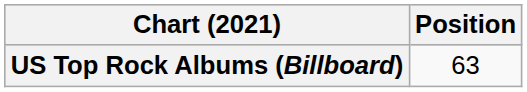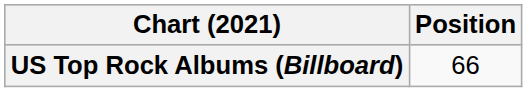(466, 65) 63 -> (466, 65) 66
